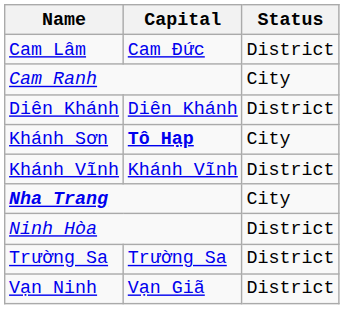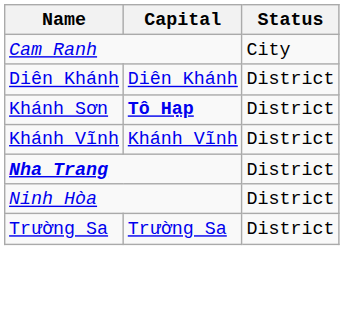- row: (48, 50)
(269, 139) City -> (291, 109) District
(269, 199) City -> (291, 169) District
- row: (53, 289)
